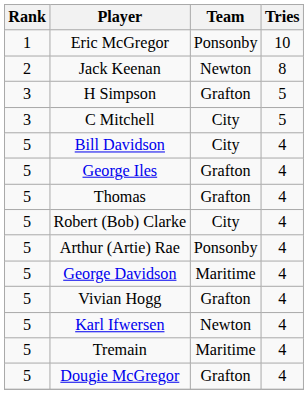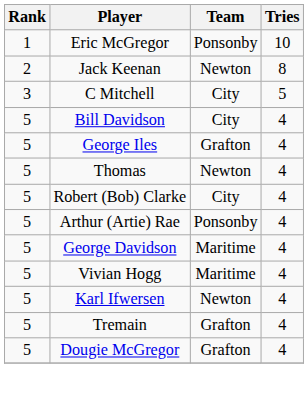- row: (120, 94)
(226, 196) Grafton -> (226, 171) Newton
(226, 299) Grafton -> (226, 273) Maritime
(226, 350) Maritime -> (226, 324) Grafton
